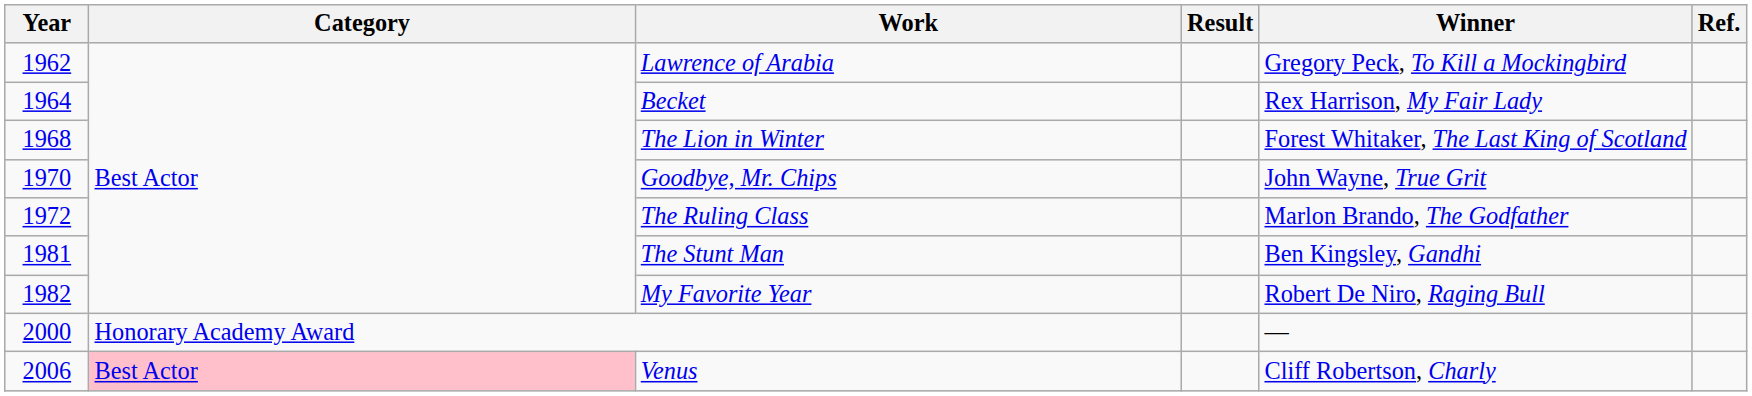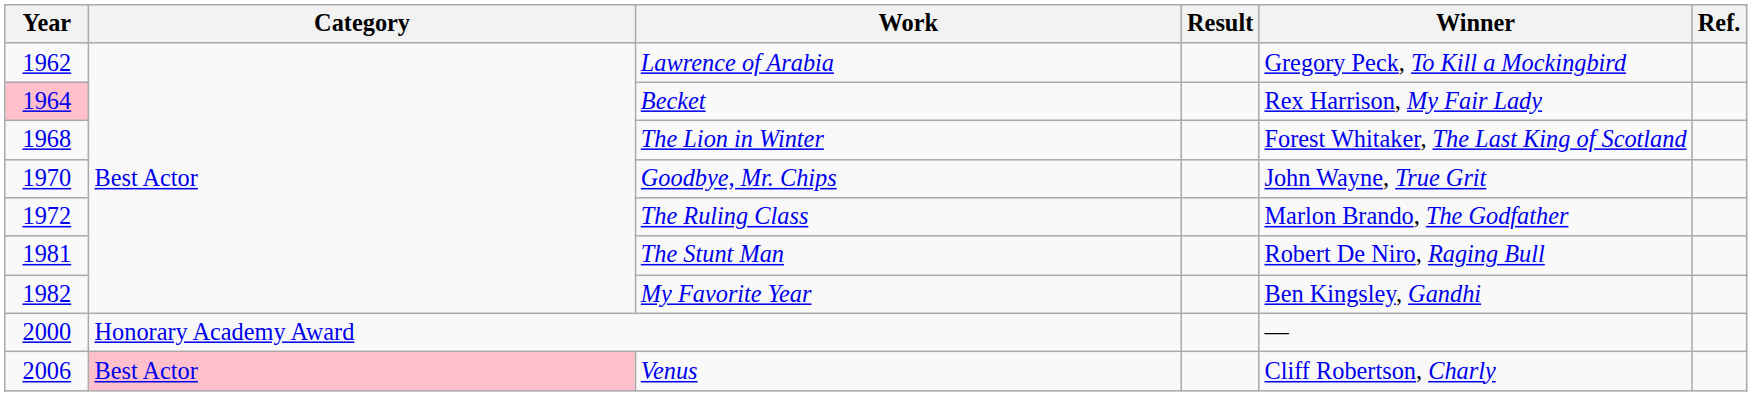(47, 100) no background -> (47, 100) pink background
(1373, 255) Ben Kingsley, Gandhi -> (1405, 255) Robert De Niro, Raging Bull
(1405, 293) Robert De Niro, Raging Bull -> (1373, 293) Ben Kingsley, Gandhi
